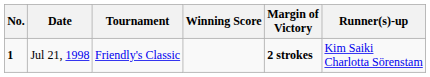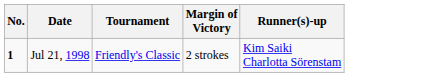- column: (224, 21)
(290, 55) bold -> (207, 55) normal
